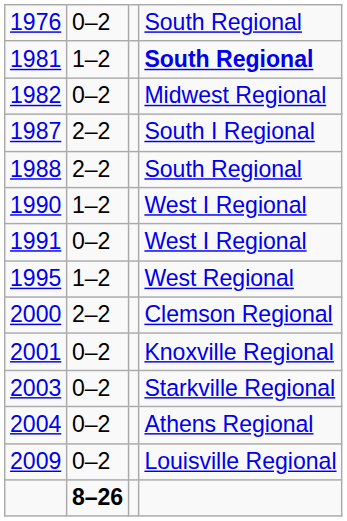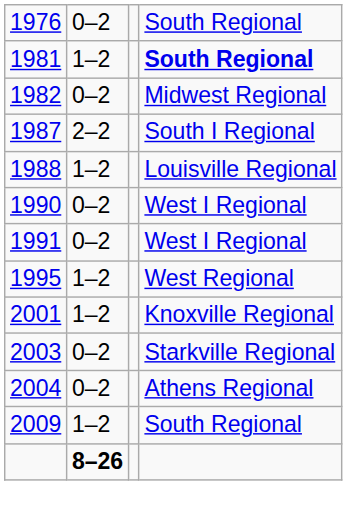(91, 168) 2–2 -> (91, 168) 1–2
(223, 168) South Regional -> (240, 168) Louisville Regional
(91, 205) 1–2 -> (91, 205) 0–2
- row: (36, 315)
(91, 351) 0–2 -> (91, 315) 1–2
(91, 461) 0–2 -> (91, 424) 1–2
(240, 461) Louisville Regional -> (223, 424) South Regional
